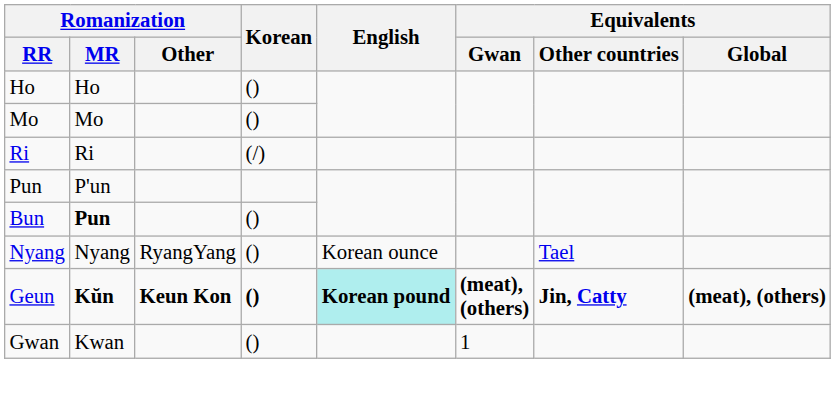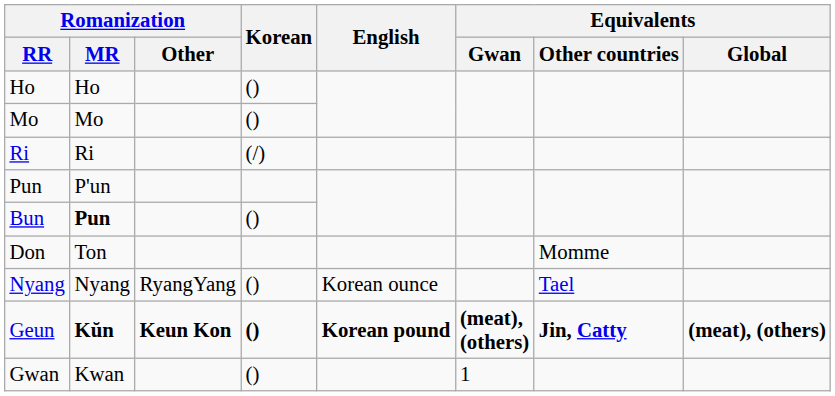+ row: (27, 251)
(386, 296) paleturquoise background -> (386, 329) no background
